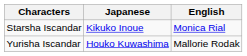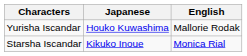rows swapped: (44, 28) <-> (44, 43)
